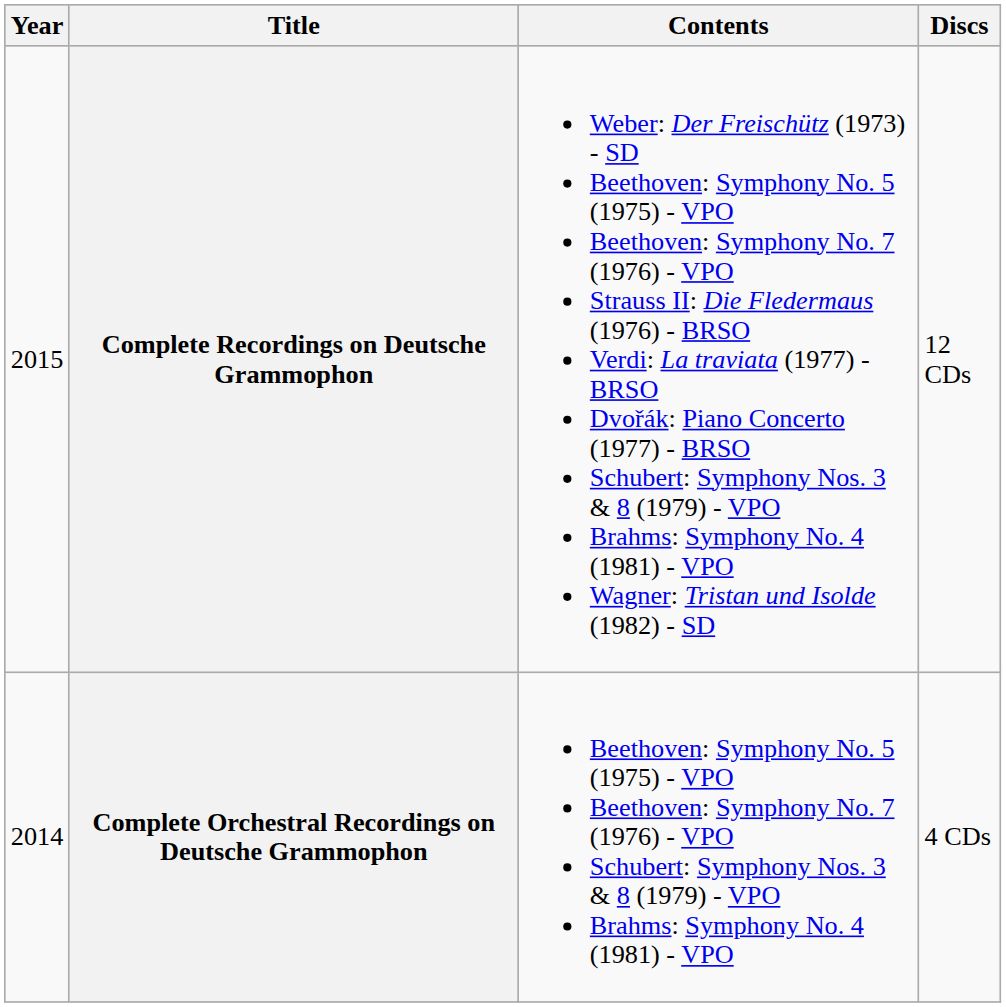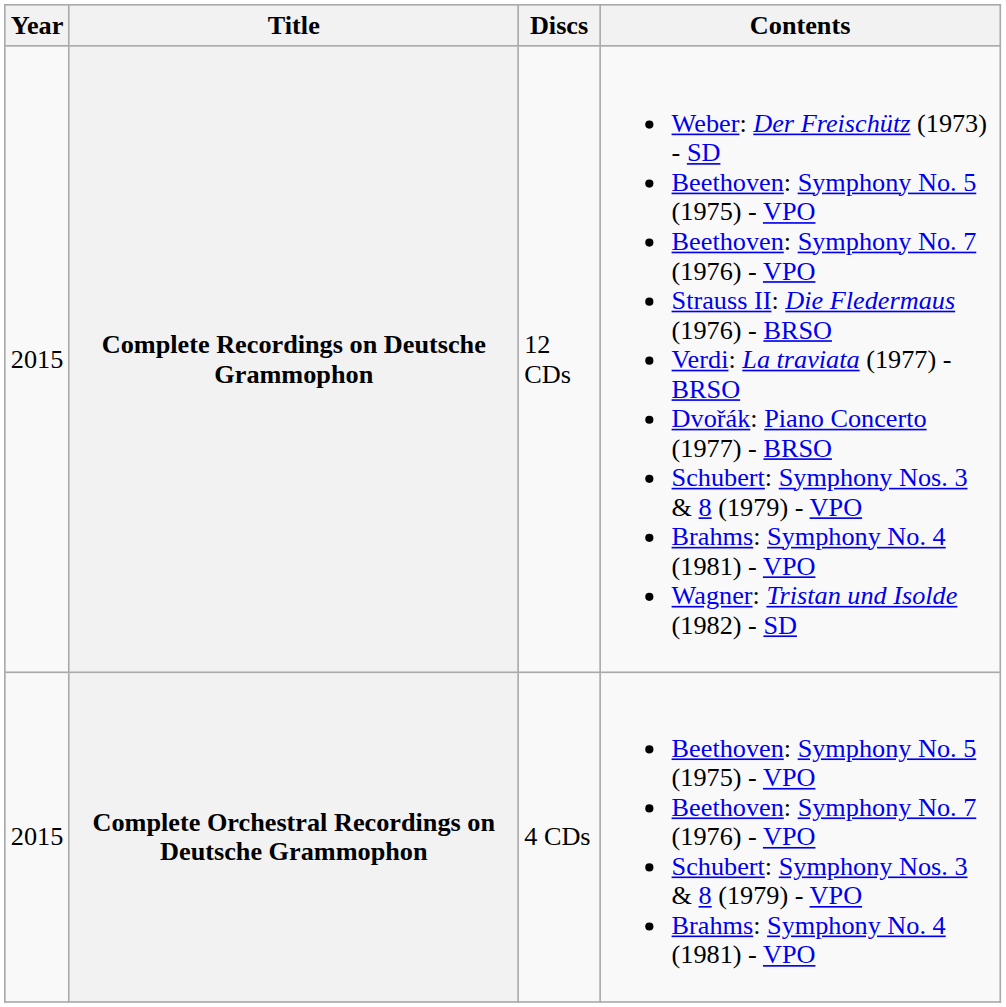columns swapped: (718, 25) <-> (959, 25)
(37, 836) 2014 -> (37, 836) 2015
